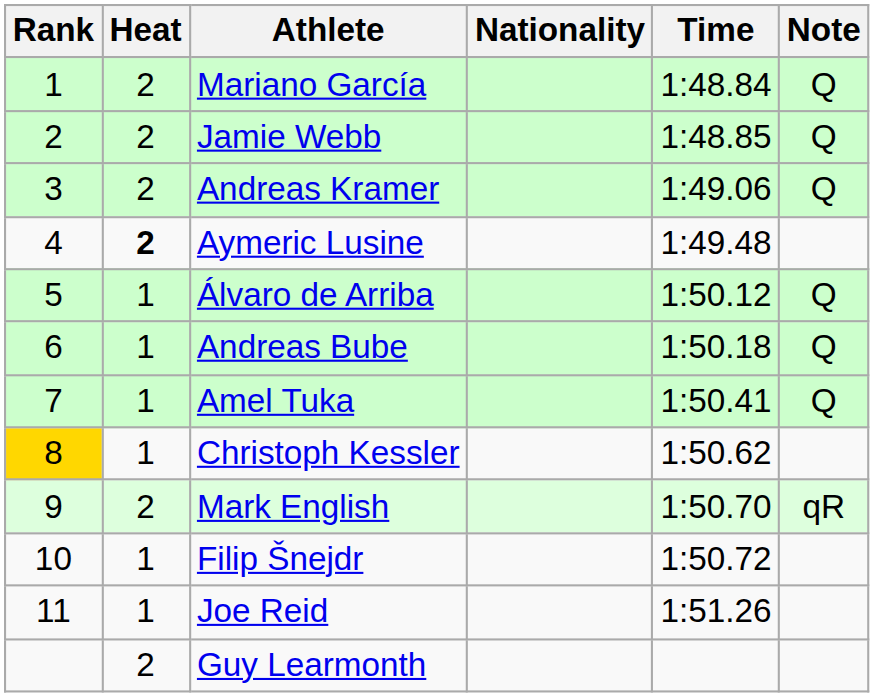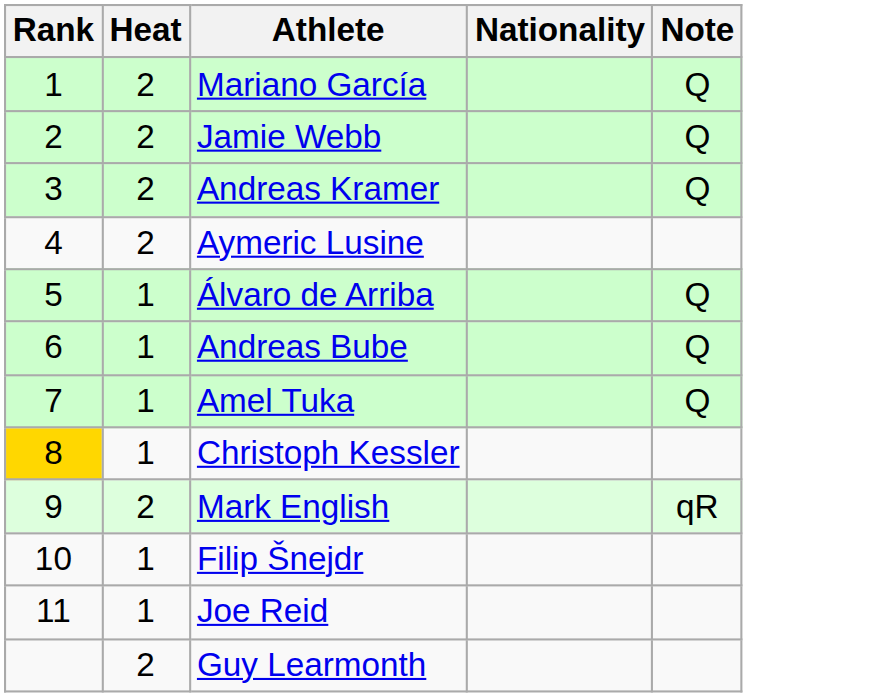- column: (716, 30)
(146, 242) bold -> (146, 242) normal
